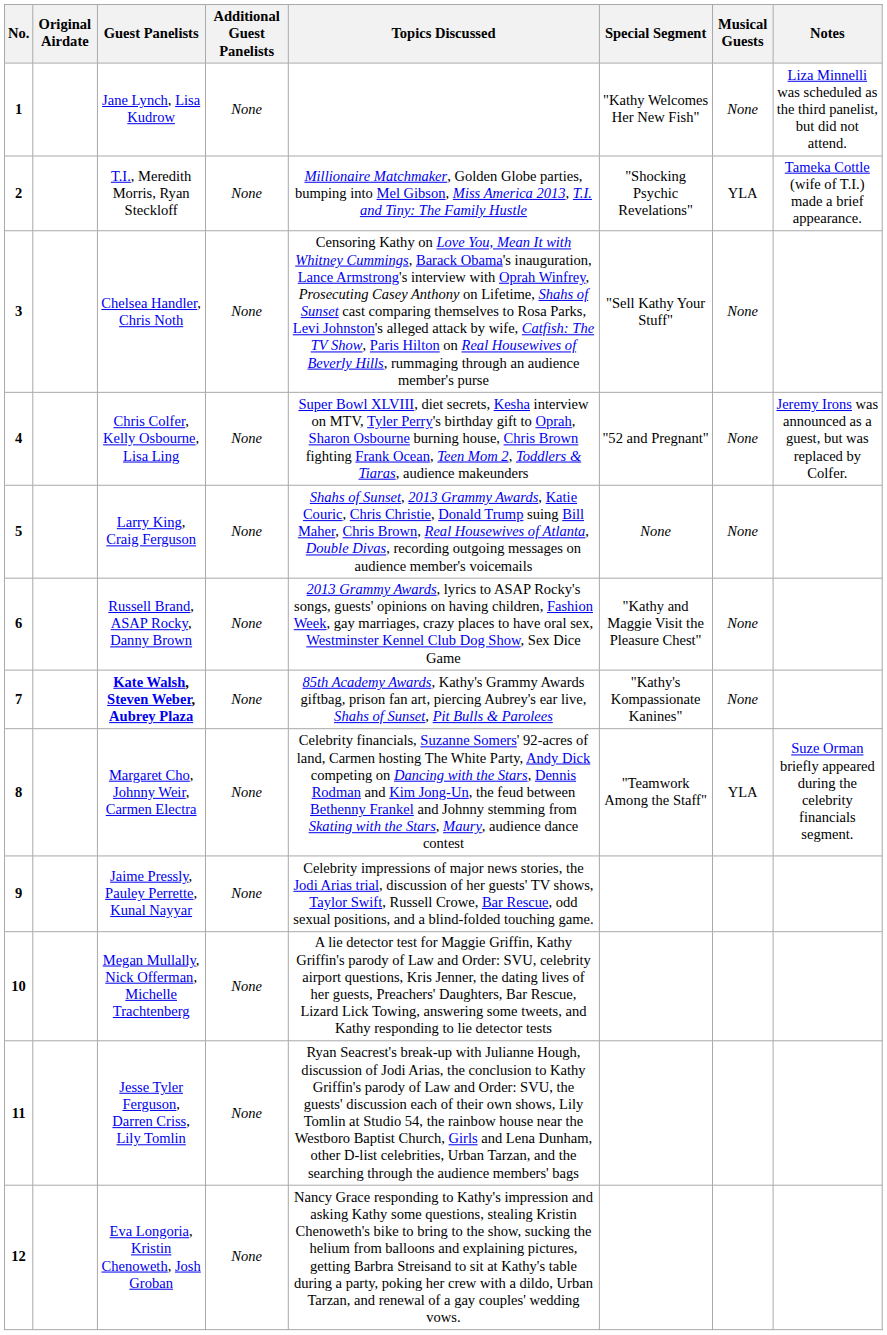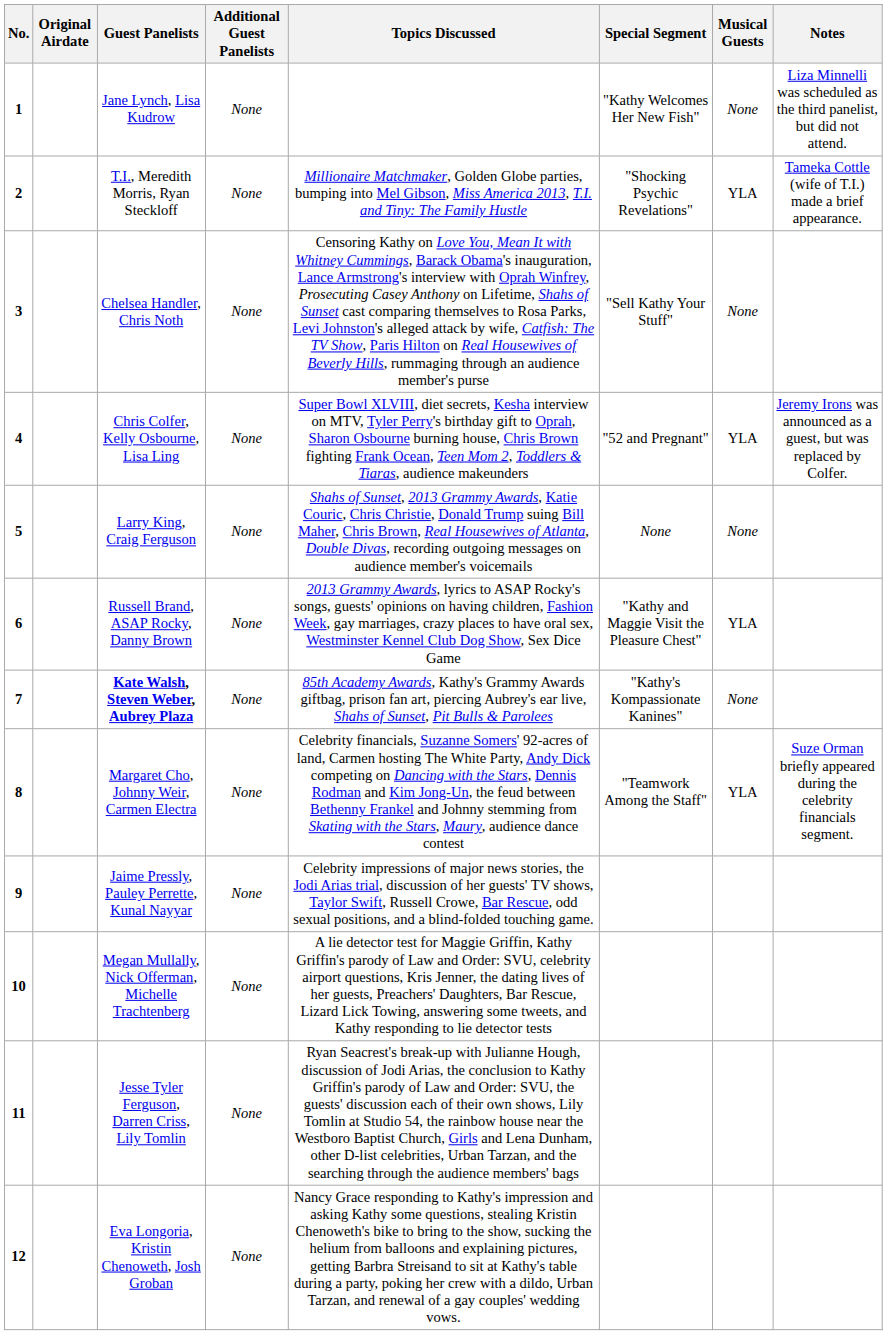(743, 439) None -> (743, 439) YLA
(743, 624) None -> (743, 624) YLA
